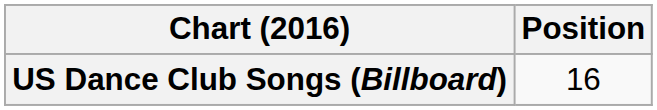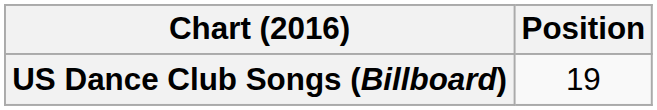(583, 79) 16 -> (583, 79) 19
